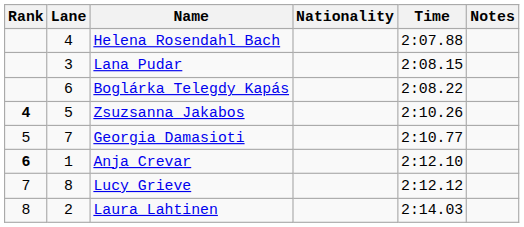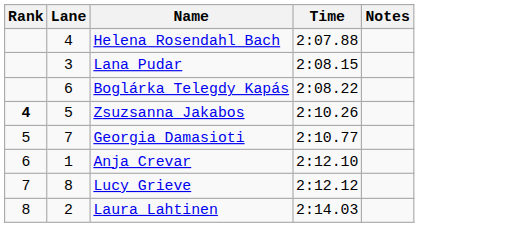- column: (345, 17)
(26, 162) bold -> (26, 162) normal
